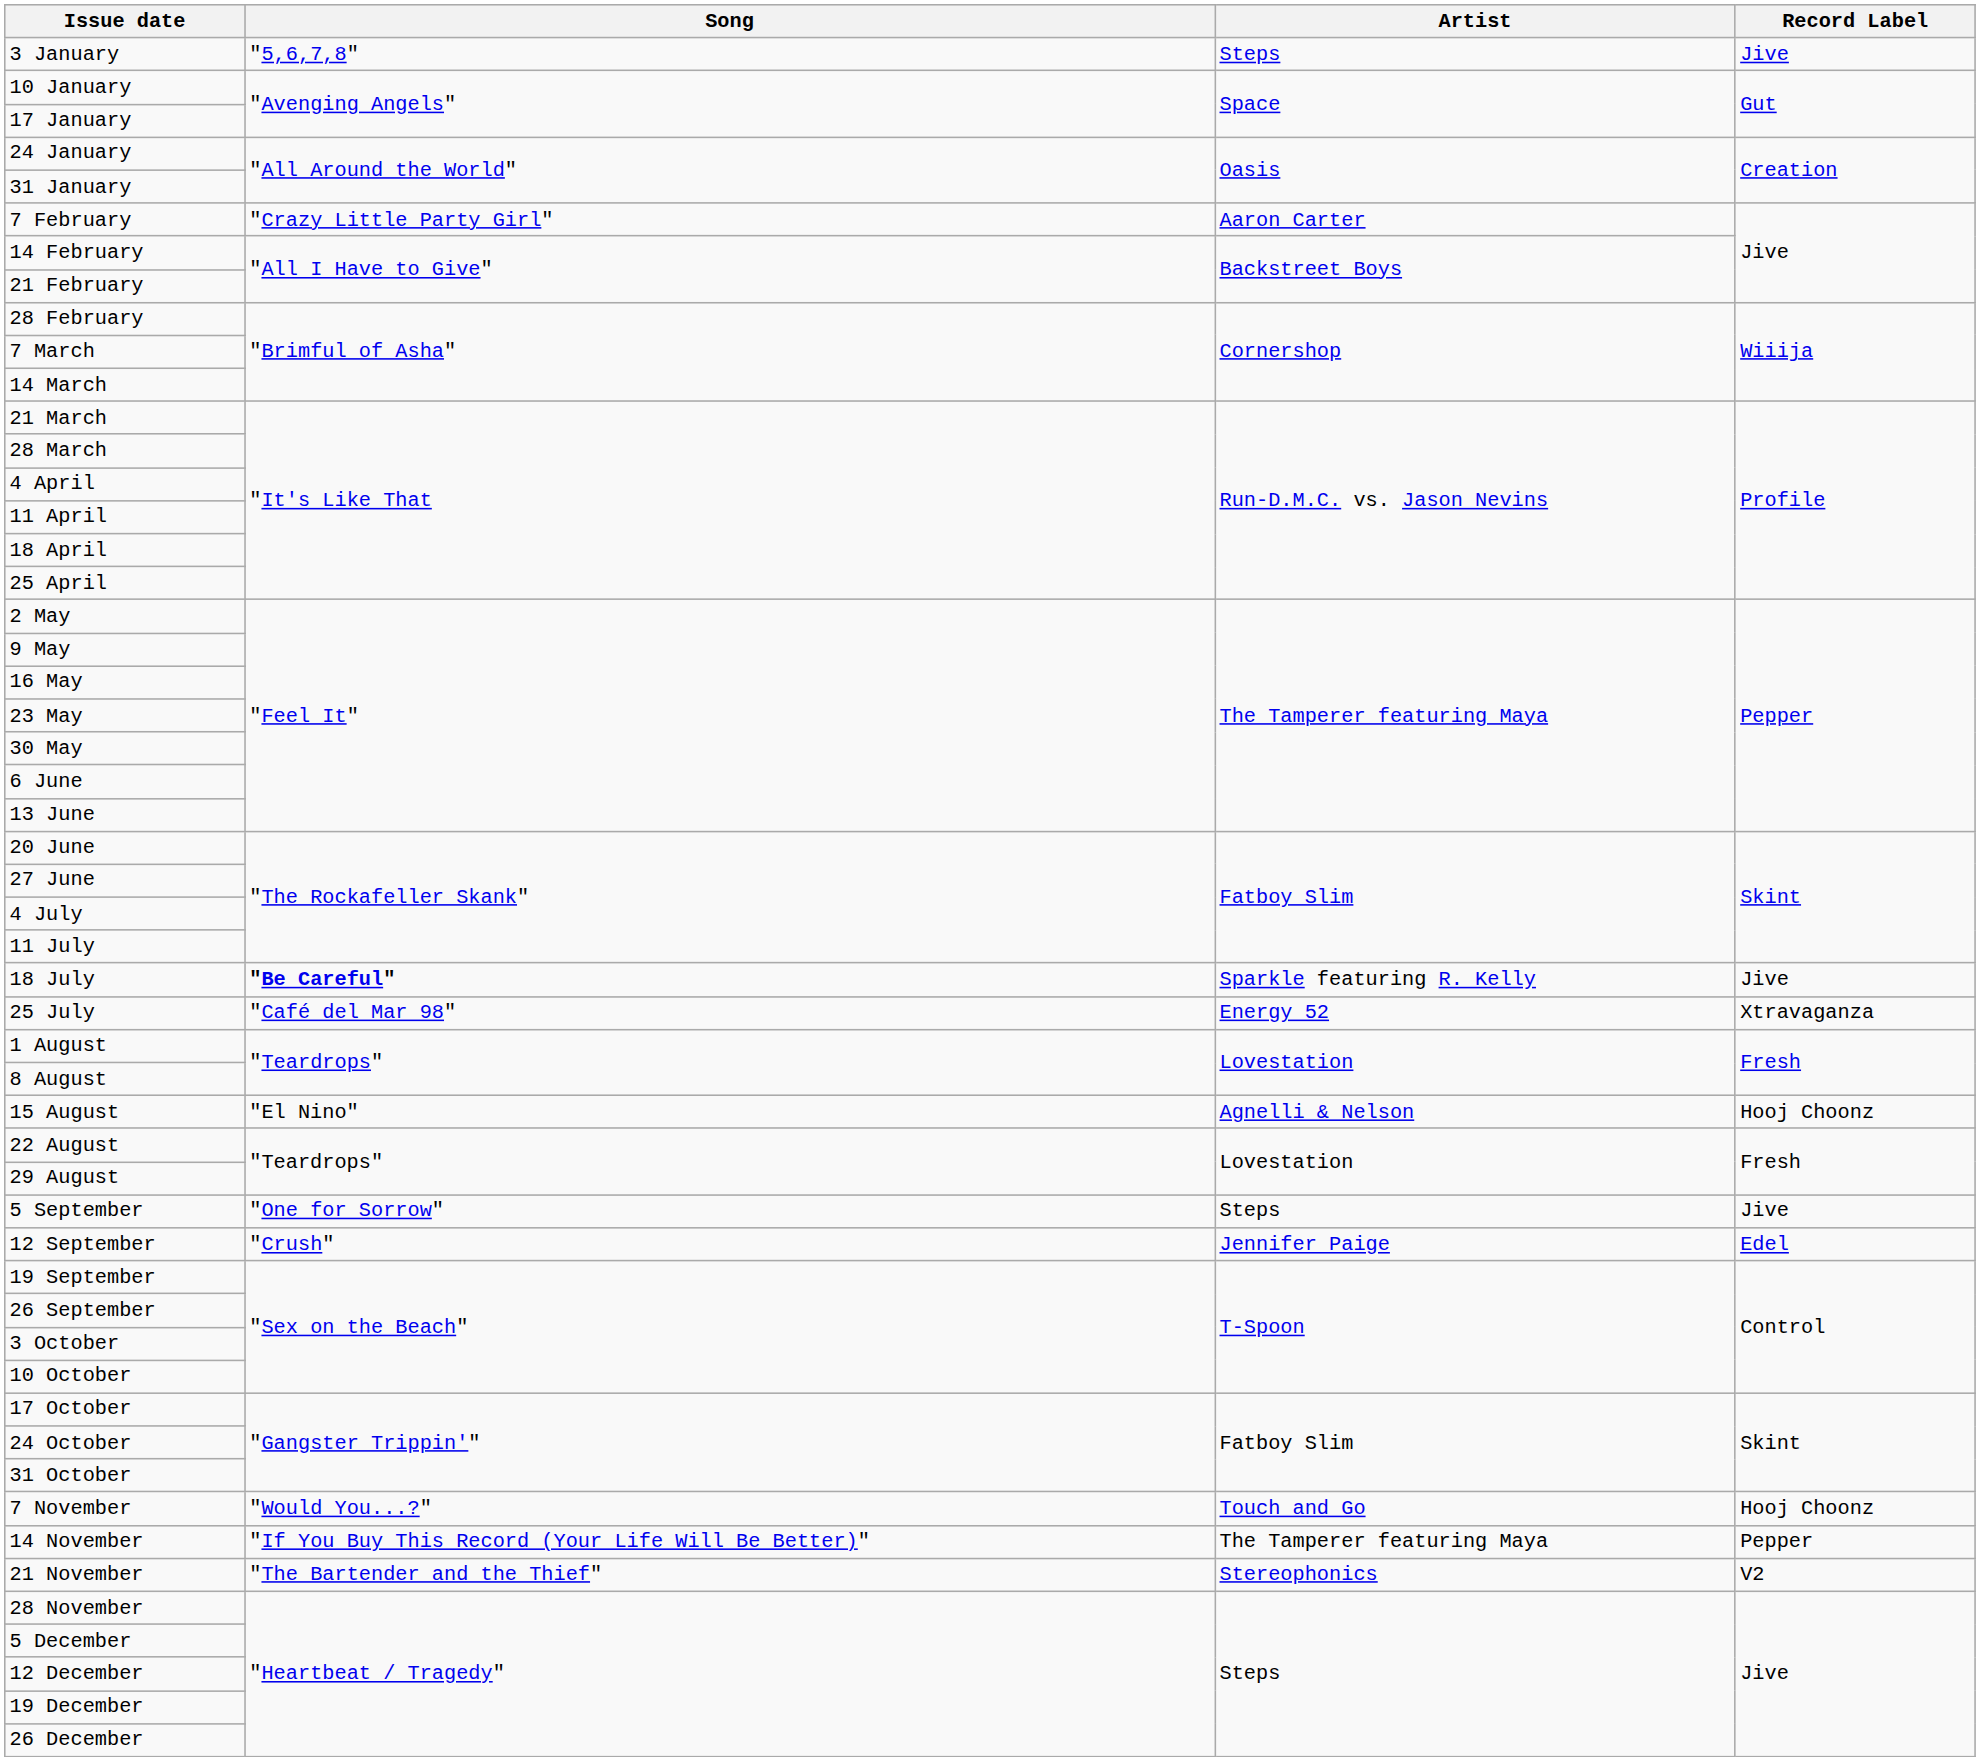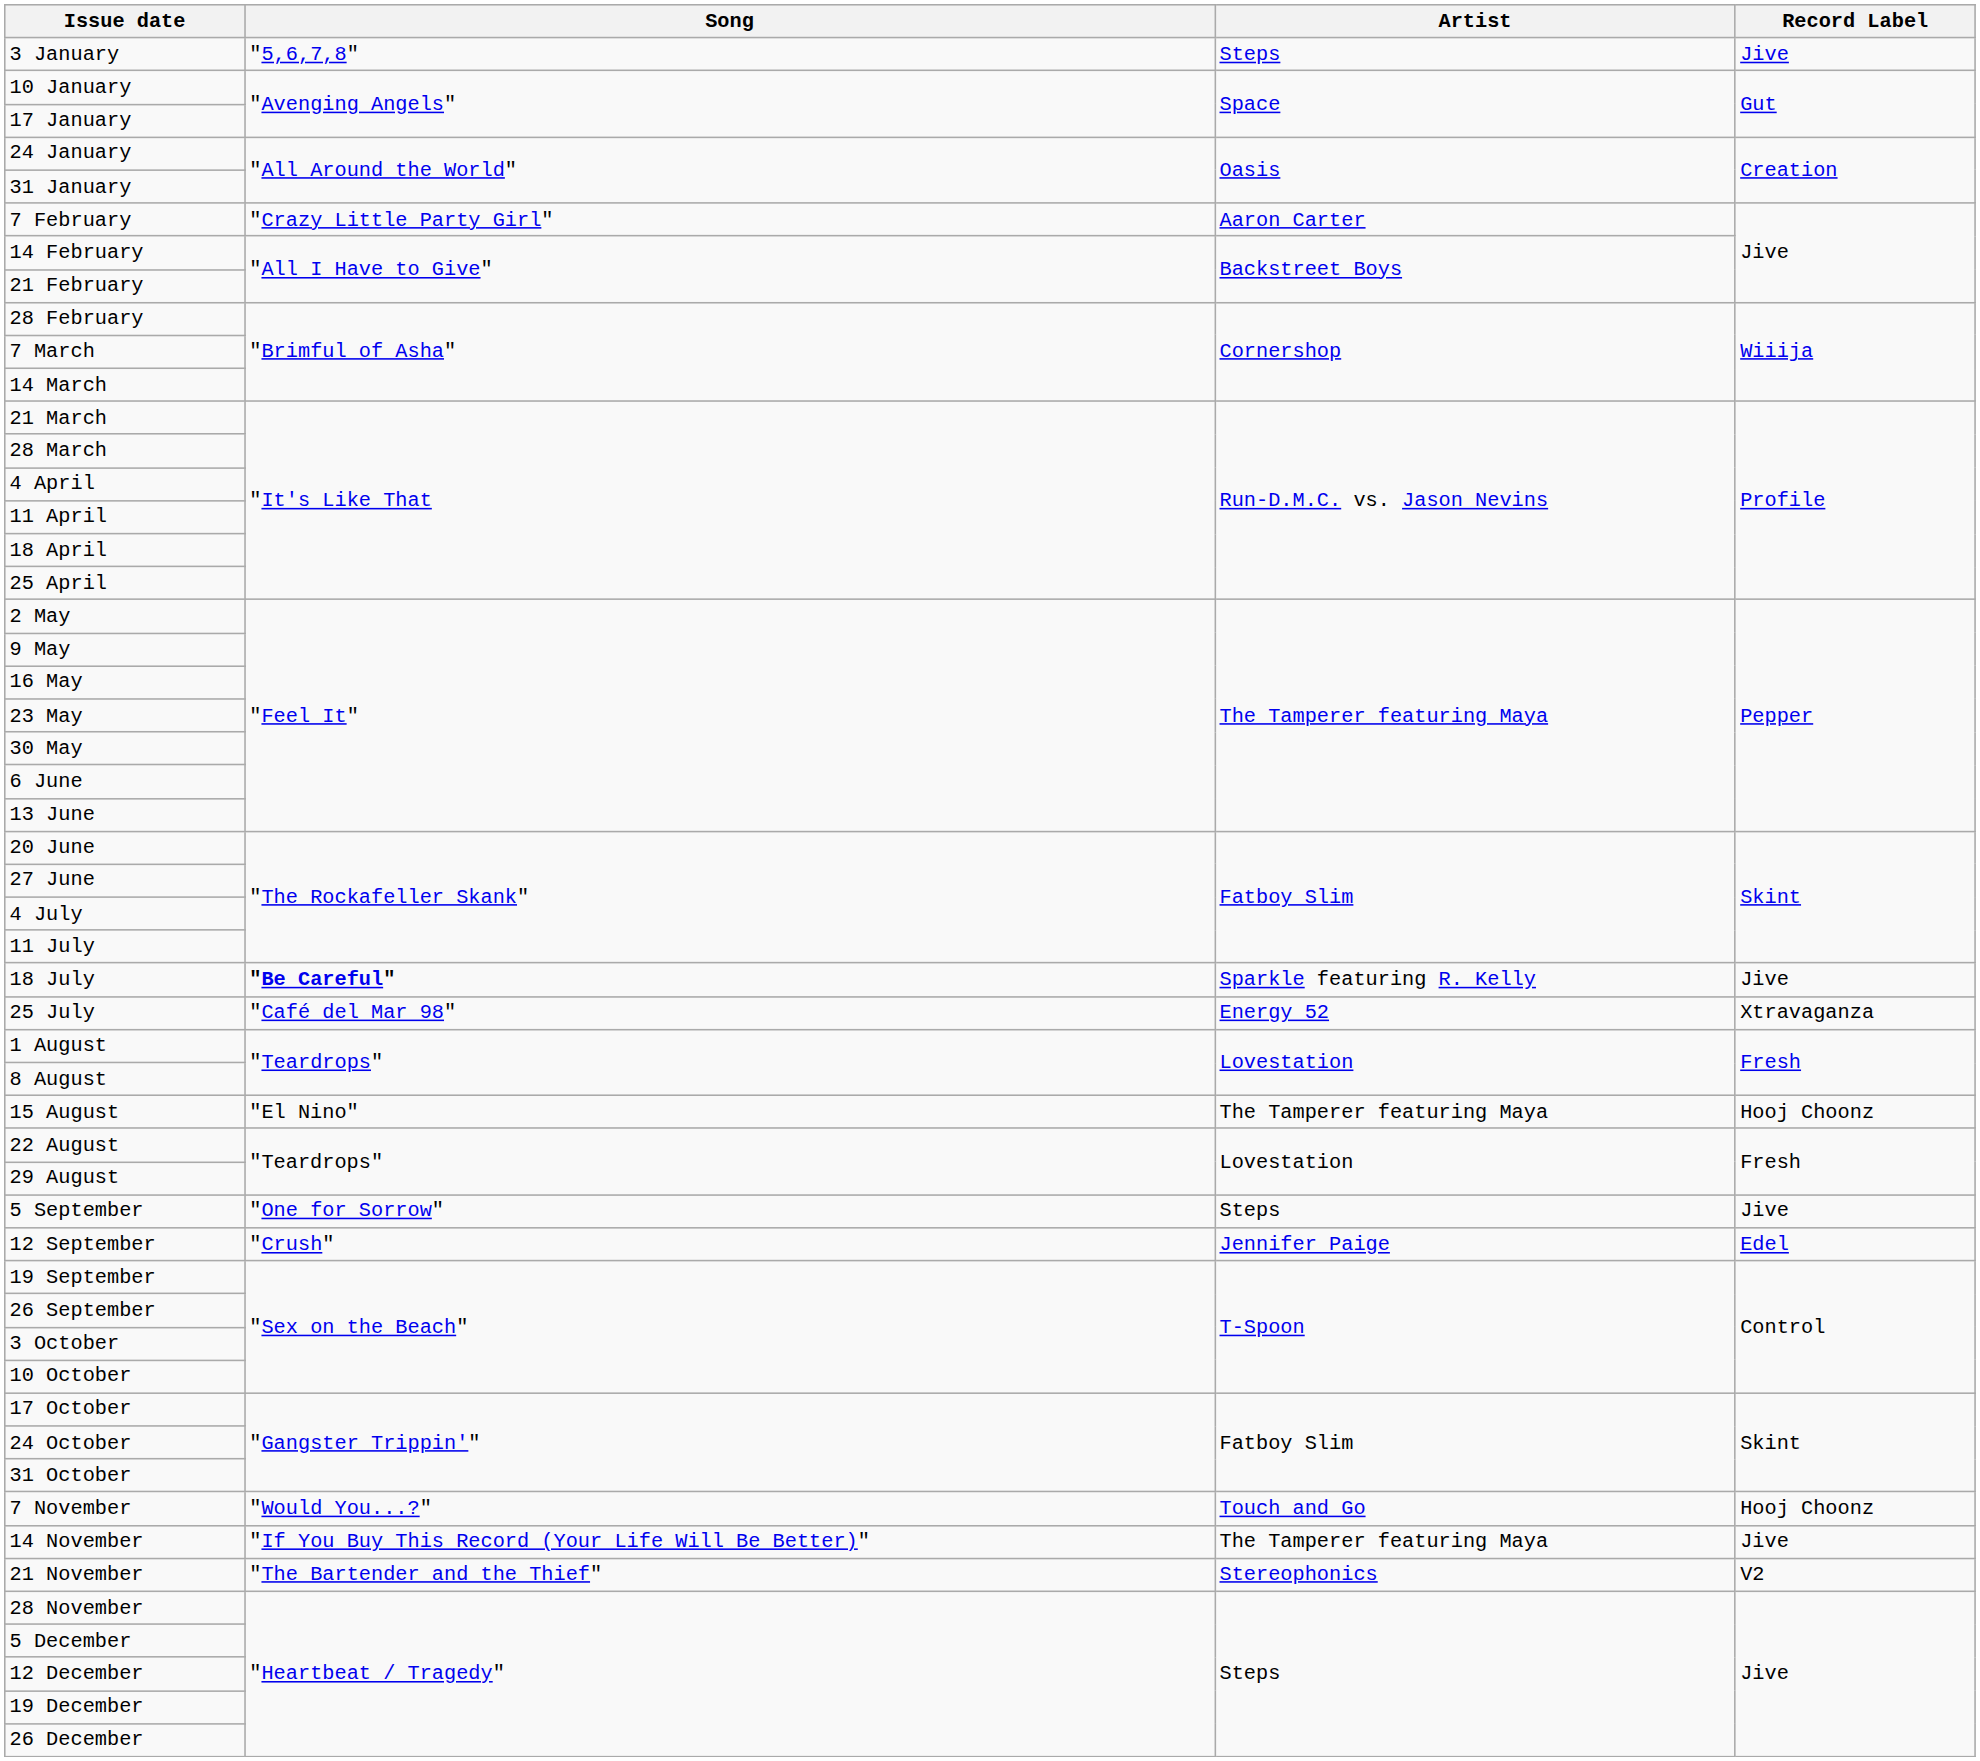(1317, 1112) Agnelli & Nelson -> (1384, 1112) The Tamperer featuring Maya
(1777, 1542) Pepper -> (1765, 1542) Jive
